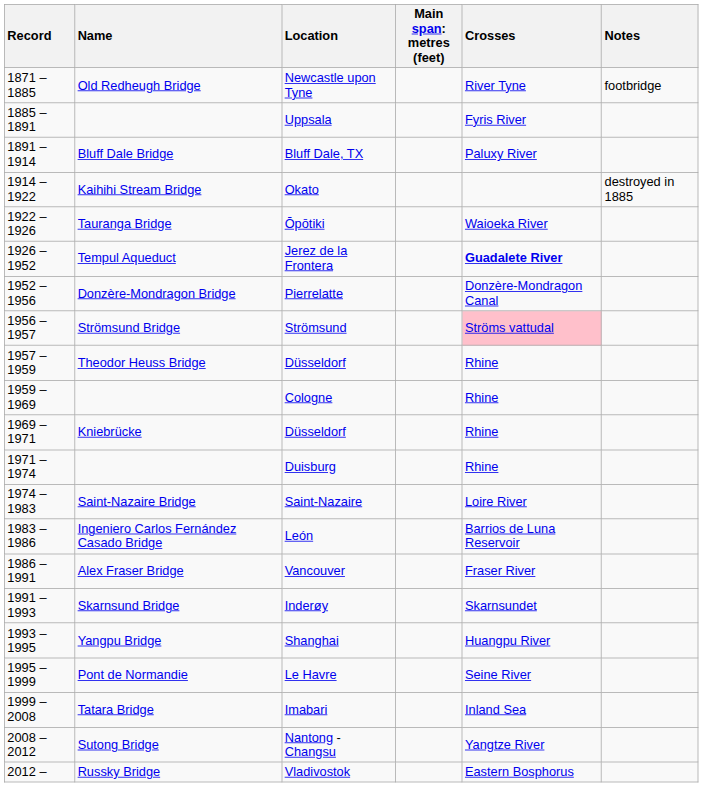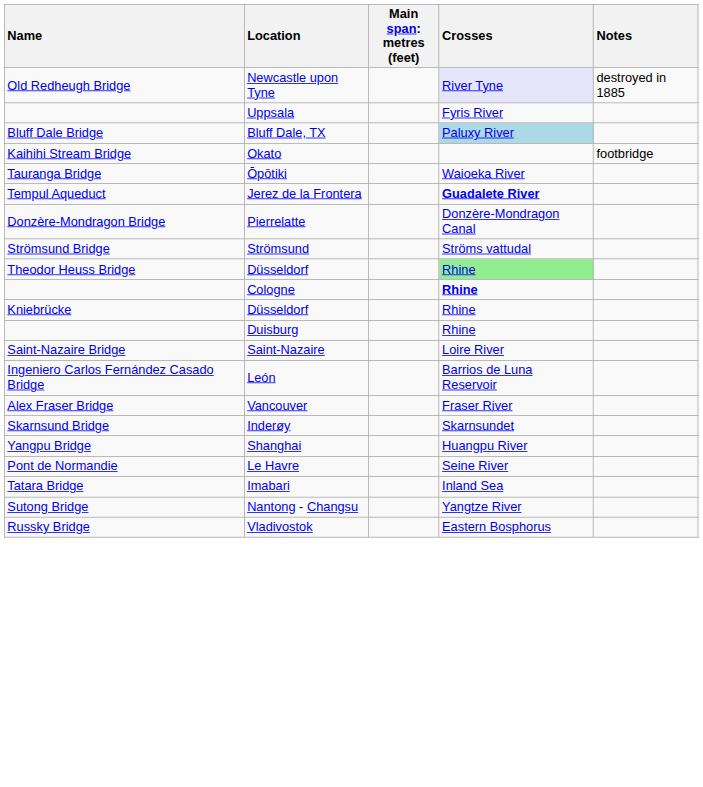- column: (29, 36)
(495, 85) no background -> (473, 85) lavender background
(633, 85) footbridge -> (631, 85) destroyed in 1885
(501, 154) no background -> (478, 133) lightblue background
(639, 189) destroyed in 1885 -> (625, 153) footbridge
(509, 328) pink background -> (487, 249) no background
(482, 362) no background -> (459, 269) lightgreen background
(482, 397) normal -> (460, 289) bold
